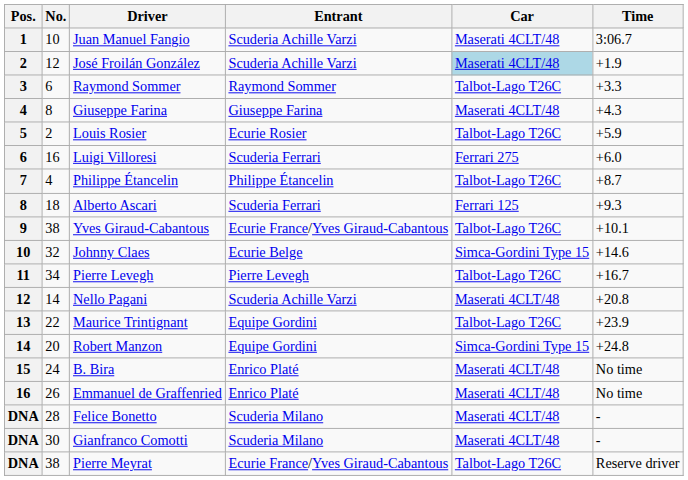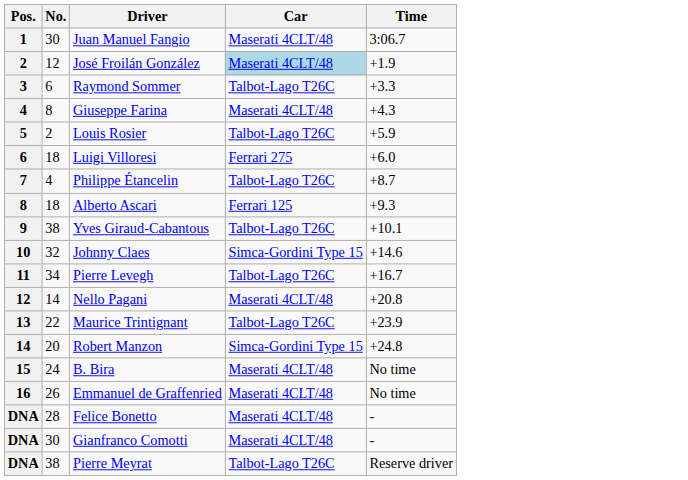- column: (338, 16)
(52, 40) 10 -> (52, 40) 30
(52, 157) 16 -> (52, 157) 18
